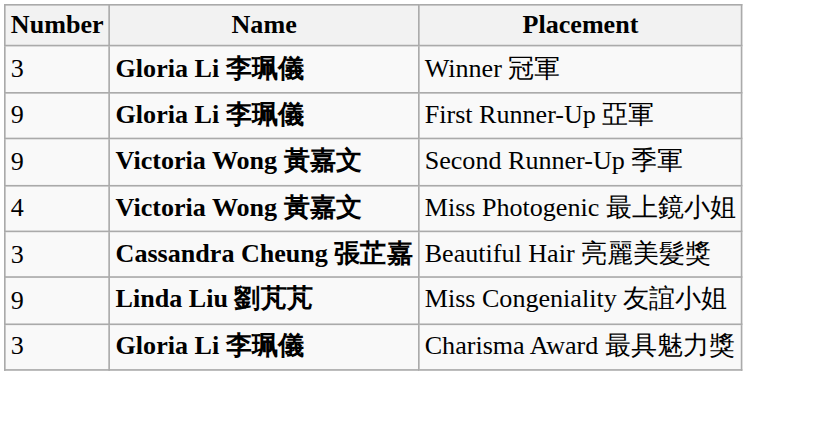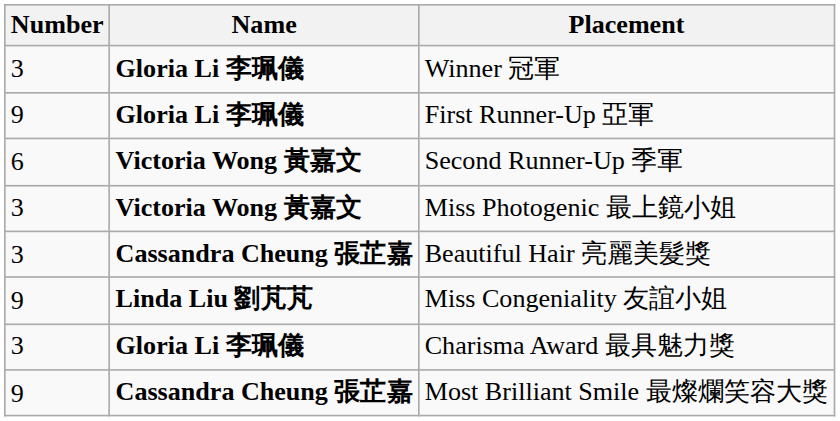(17, 161) 9 -> (17, 161) 6
(17, 207) 4 -> (17, 207) 3
+ row: (626, 391)
